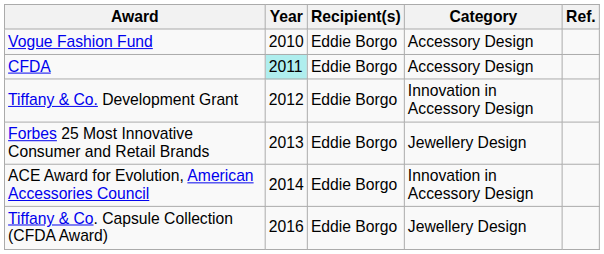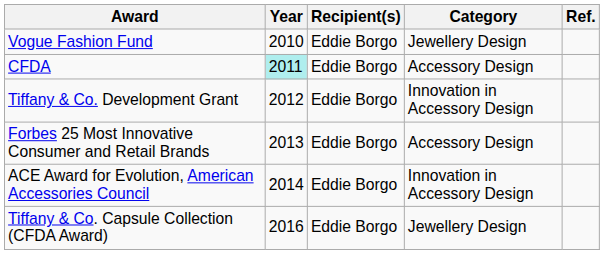(471, 41) Accessory Design -> (467, 41) Jewellery Design
(467, 142) Jewellery Design -> (471, 142) Accessory Design
